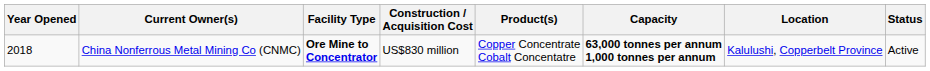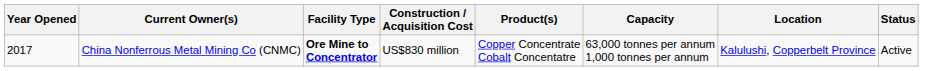(20, 50) 2018 -> (20, 50) 2017
(654, 50) bold -> (650, 50) normal
